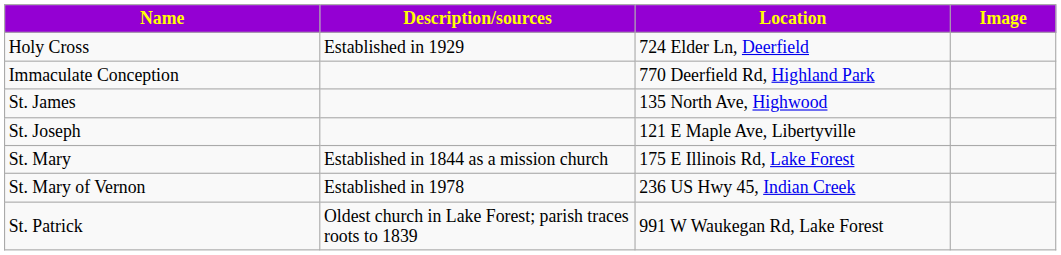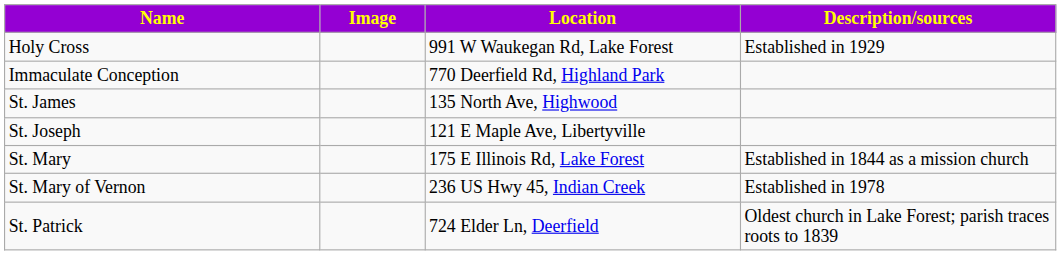columns swapped: (1003, 18) <-> (478, 18)
(724, 46) 724 Elder Ln, Deerfield -> (551, 46) 991 W Waukegan Rd, Lake Forest
(761, 225) 991 W Waukegan Rd, Lake Forest -> (514, 225) 724 Elder Ln, Deerfield
